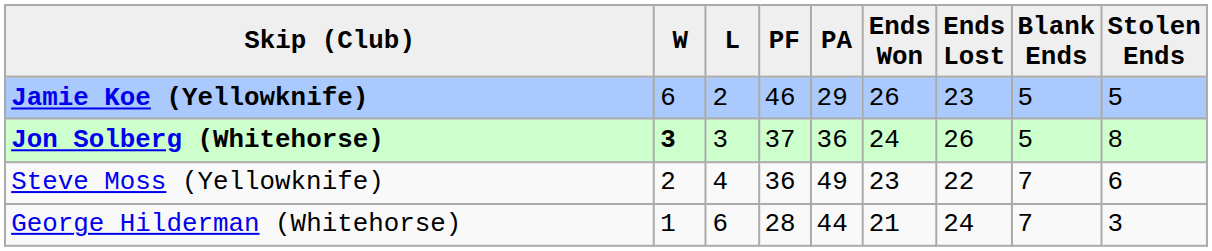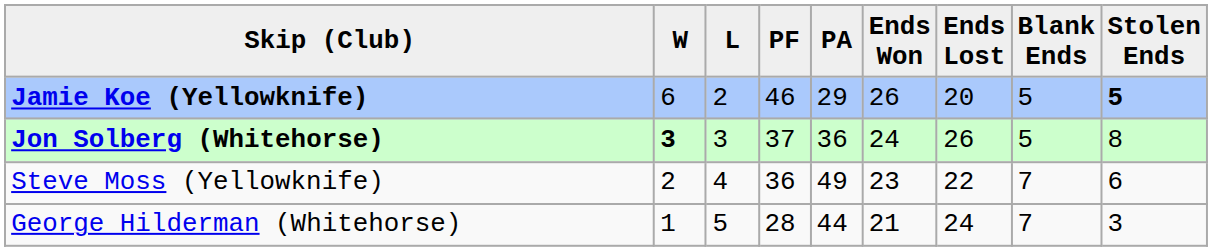(959, 98) 23 -> (959, 98) 20
(1115, 98) normal -> (1115, 98) bold
(720, 225) 6 -> (720, 225) 5
